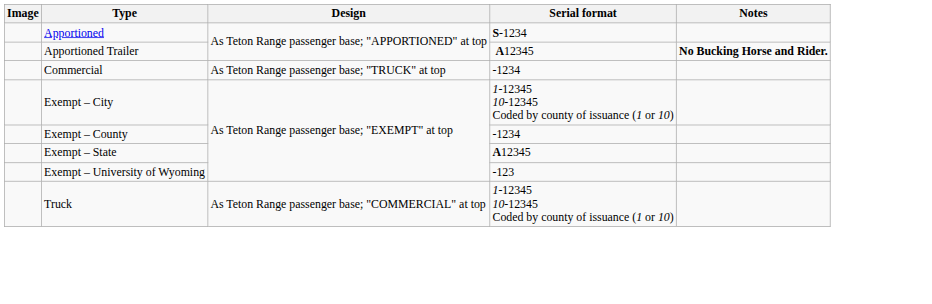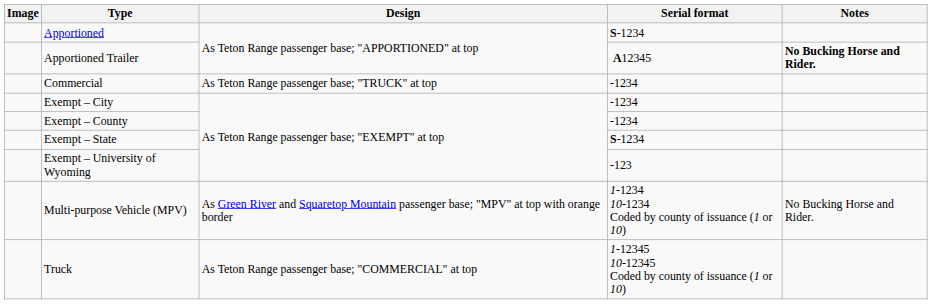(583, 102) 1-12345 10-12345 Coded by county of issuance (1 or 10) -> (624, 102) -1234
(512, 153) A12345 -> (627, 139) S-1234
+ row: (115, 210)
